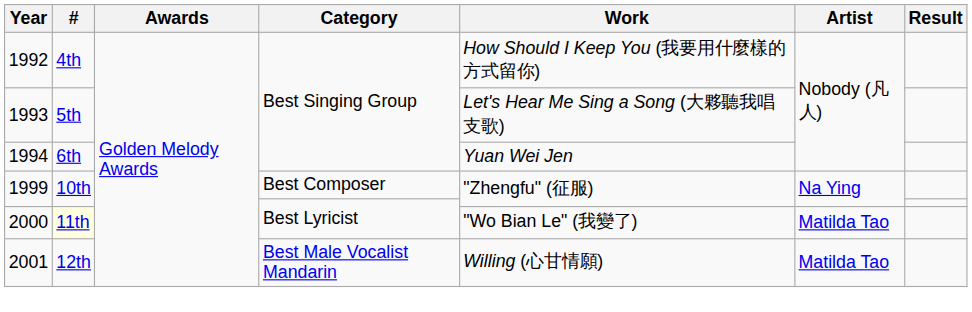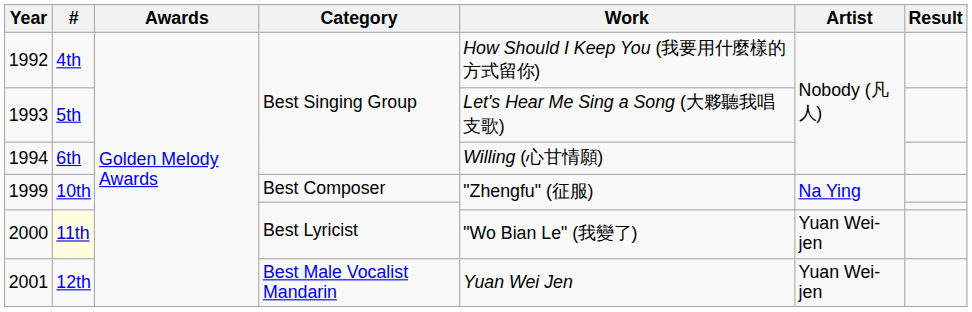(518, 156) Yuan Wei Jen -> (533, 157) Willing (心甘情願)
(844, 222) Matilda Tao -> (839, 234) Yuan Wei-jen
(533, 261) Willing (心甘情願) -> (518, 282) Yuan Wei Jen
(844, 262) Matilda Tao -> (839, 282) Yuan Wei-jen
